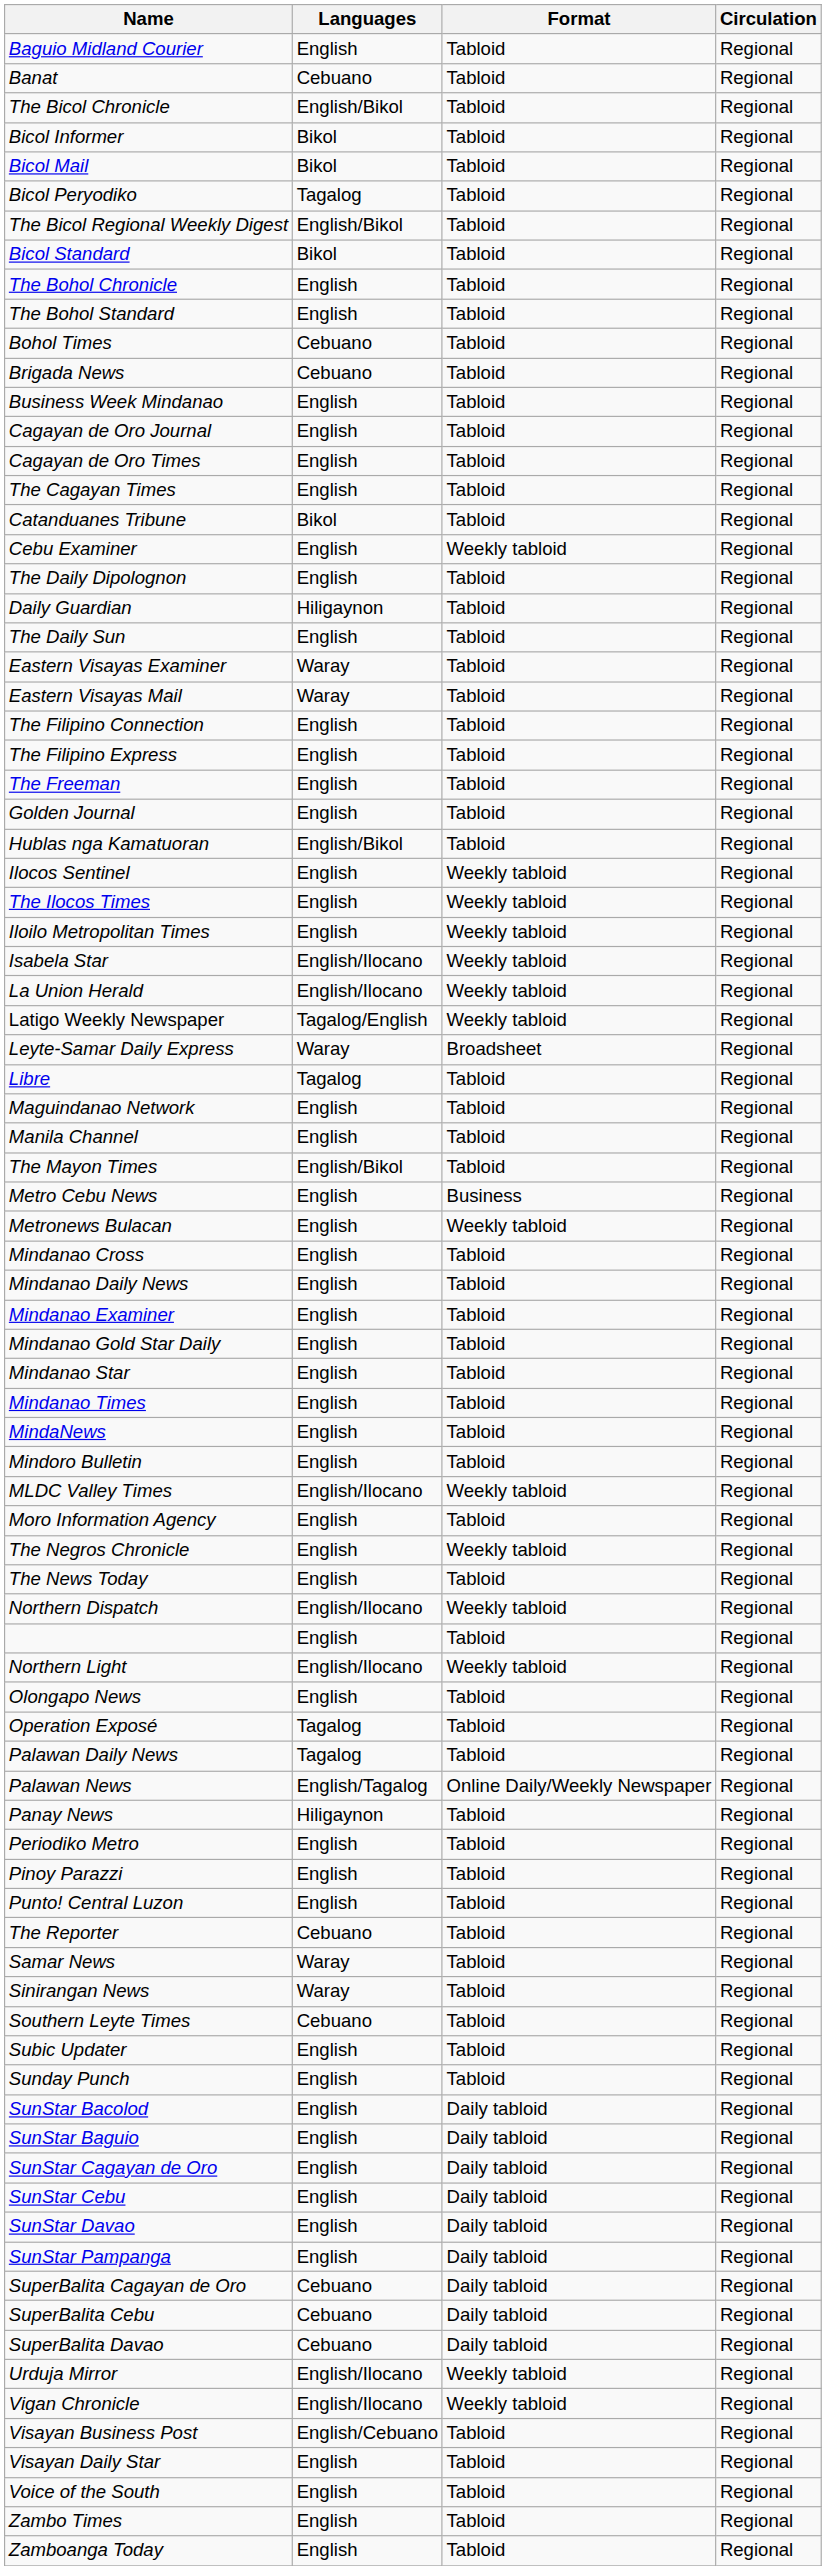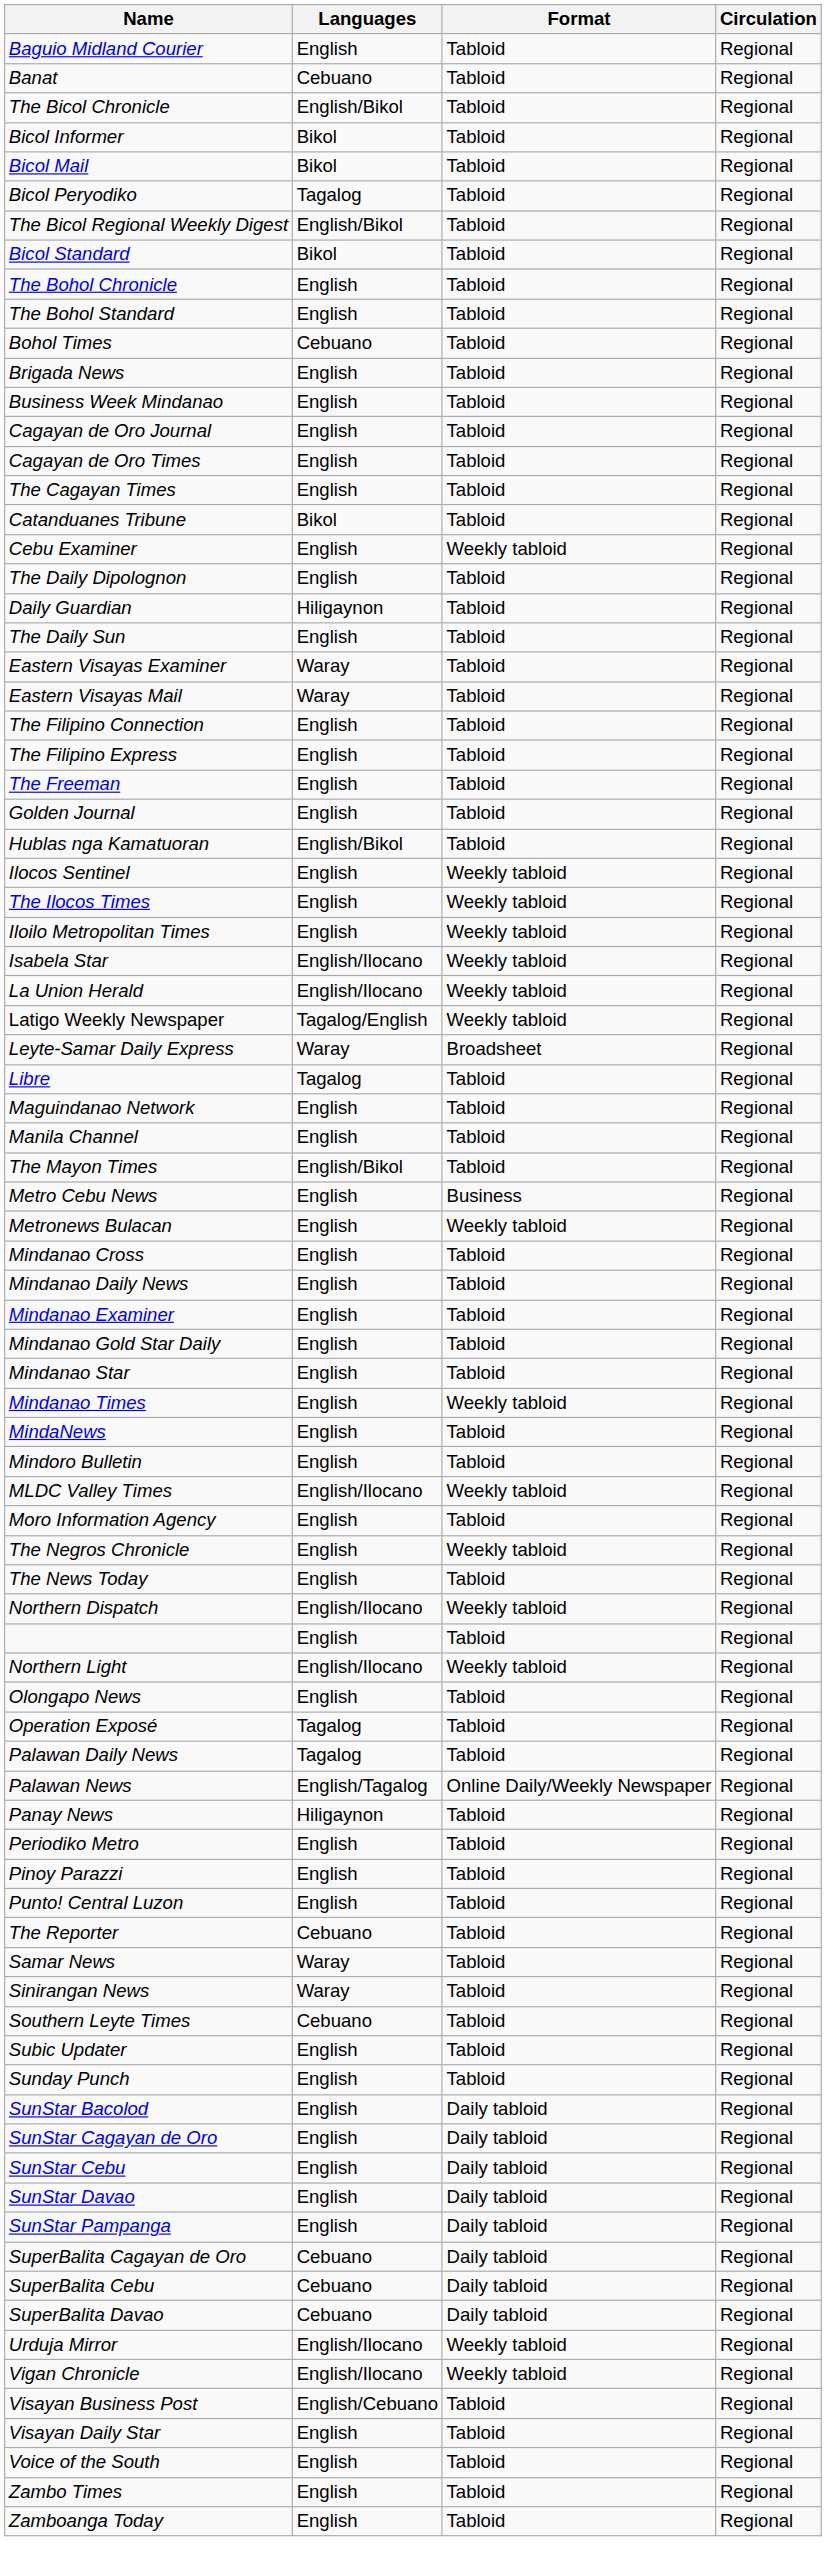(334, 372) Cebuano -> (327, 372) English
(476, 1402) Tabloid -> (507, 1402) Weekly tabloid
- row: (74, 2138)
